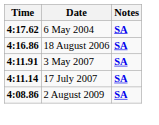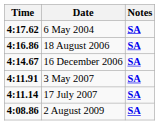+ row: (83, 62)
